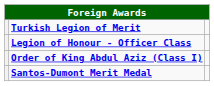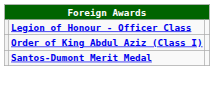- row: (76, 27)
